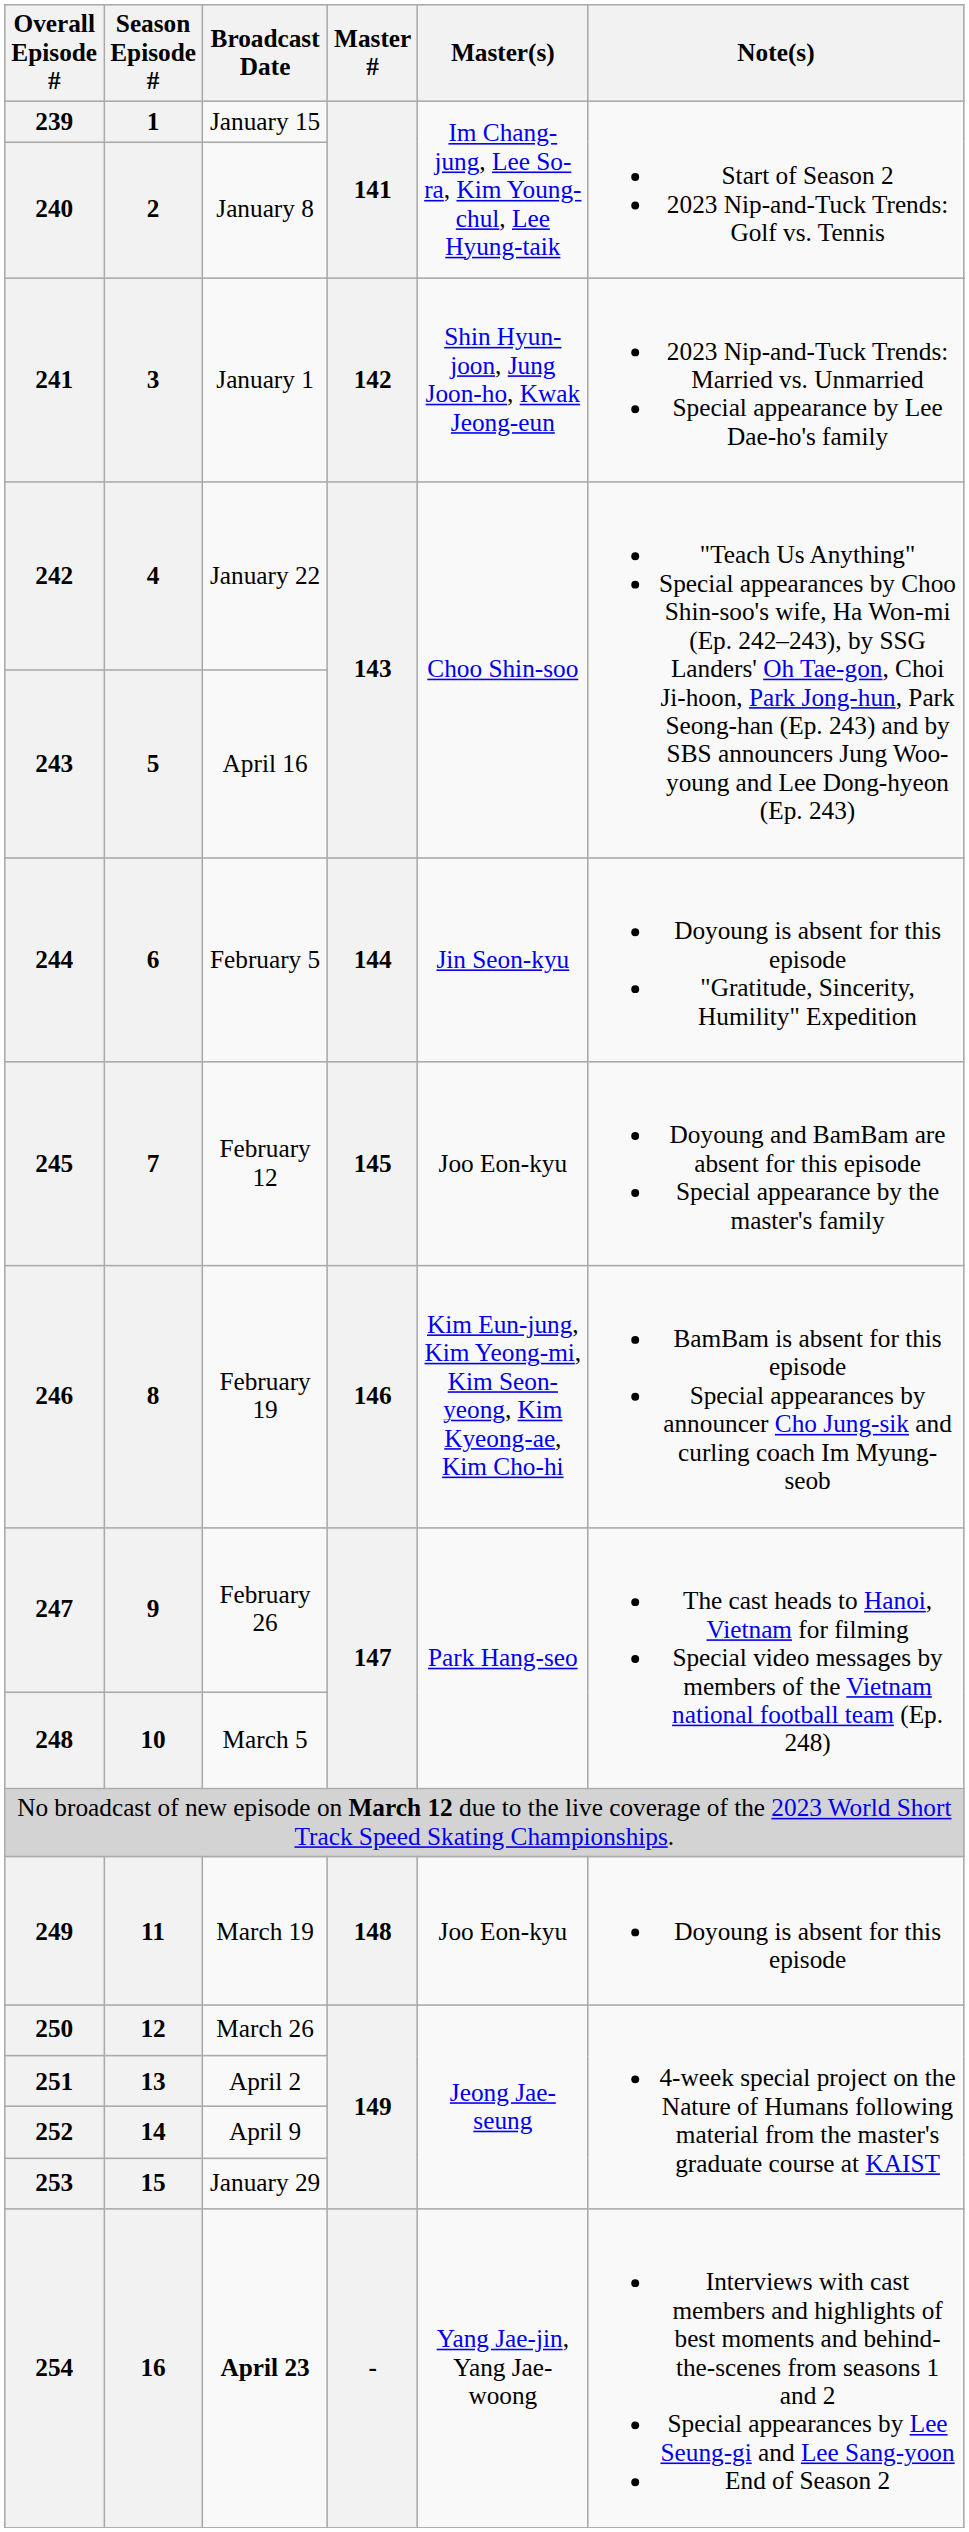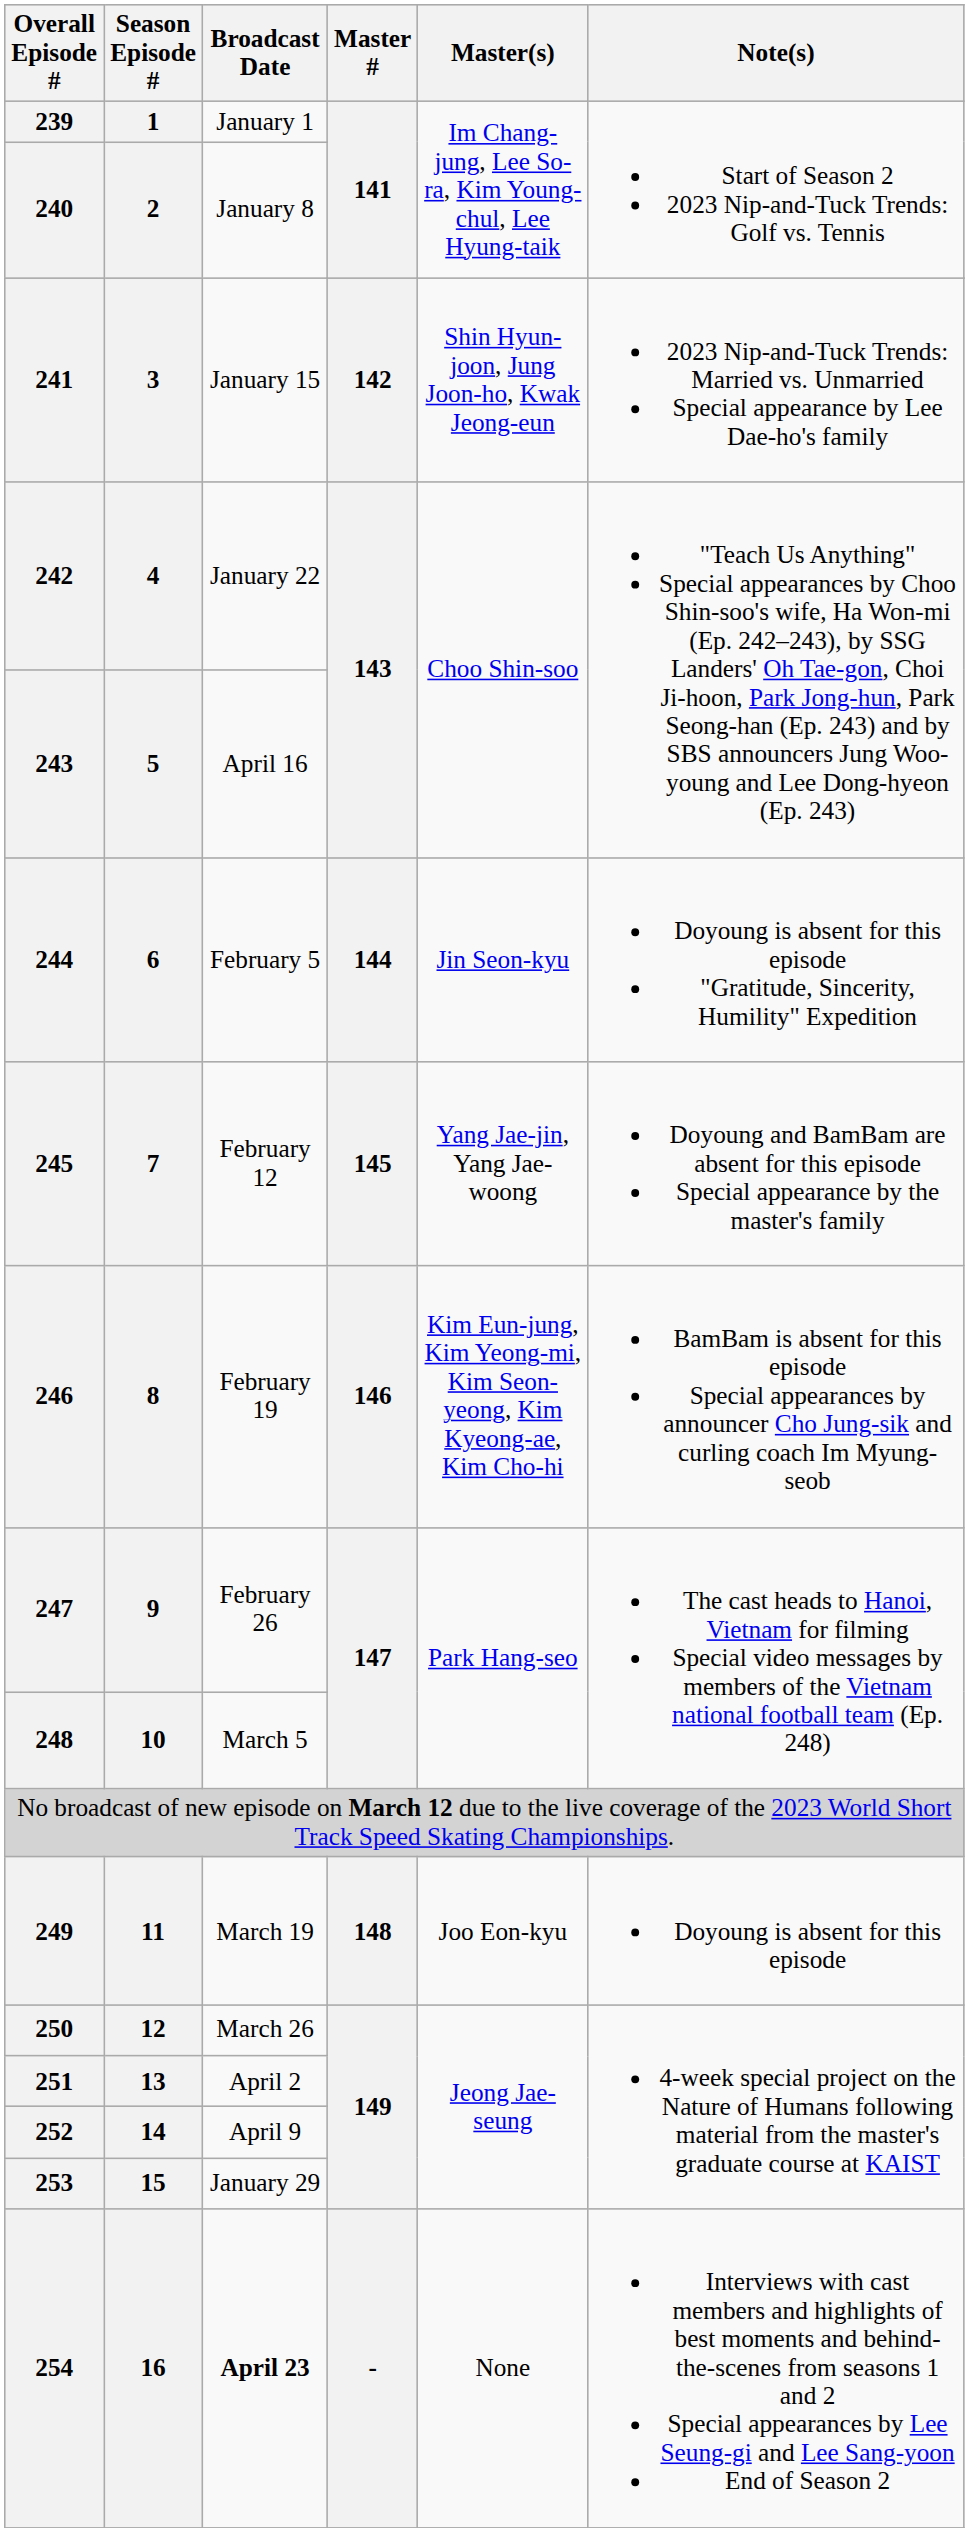(265, 121) January 15 -> (265, 121) January 1
(265, 379) January 1 -> (265, 379) January 15
(503, 1163) Joo Eon-kyu -> (503, 1163) Yang Jae-jin, Yang Jae-woong
(503, 2367) Yang Jae-jin, Yang Jae-woong -> (503, 2367) None
